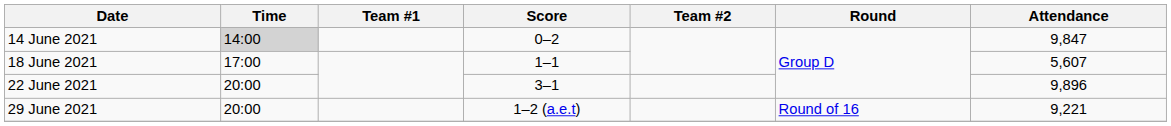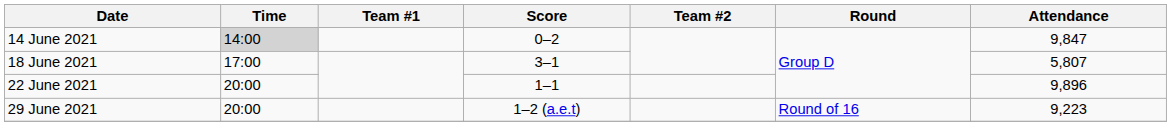(547, 62) 1–1 -> (547, 62) 3–1
(1069, 62) 5,607 -> (1069, 62) 5,807
(547, 86) 3–1 -> (547, 86) 1–1
(1069, 109) 9,221 -> (1069, 109) 9,223
